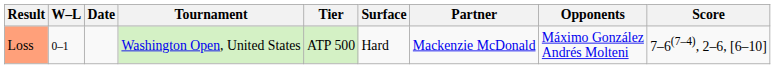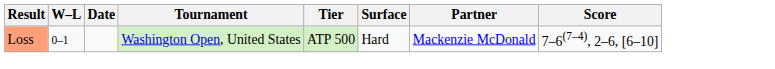- column: (593, 15)
